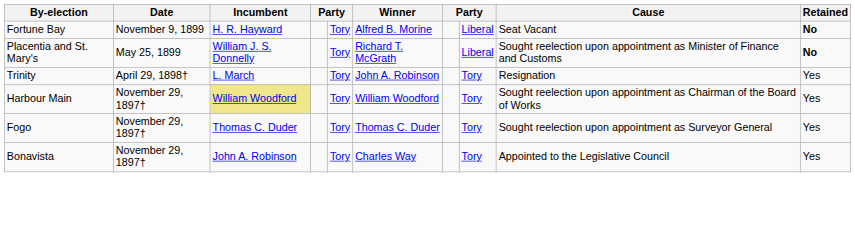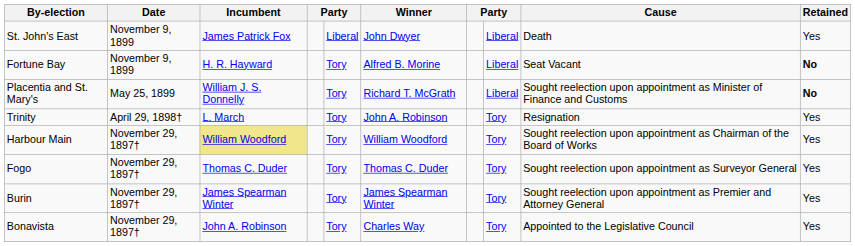+ row: (42, 36)
+ row: (19, 198)
